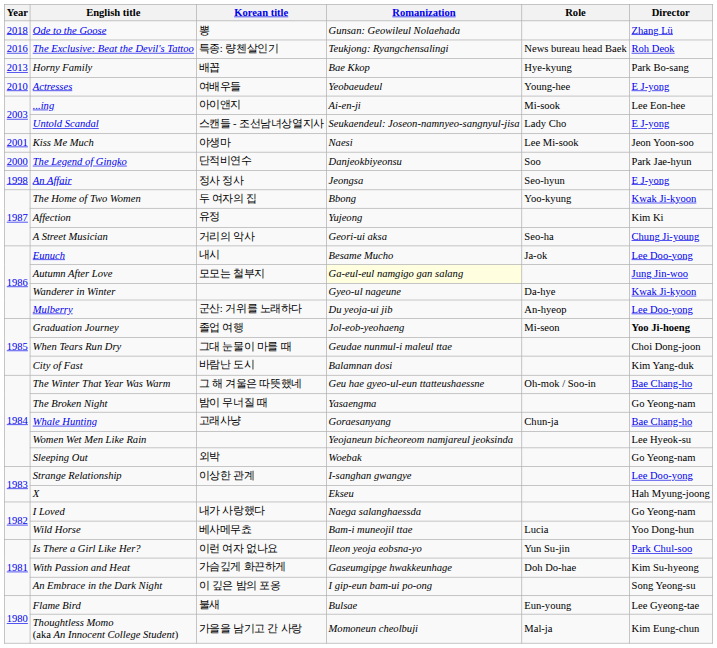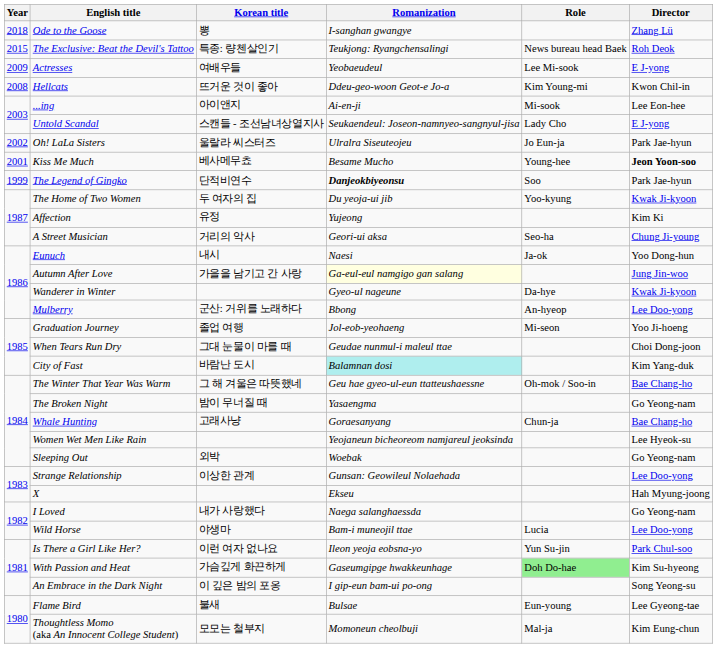(394, 30) Gunsan: Geowileul Nolaehada -> (370, 30) I-sanghan gwangye
(17, 49) 2016 -> (17, 49) 2015
- row: (63, 68)
(17, 86) 2010 -> (17, 68) 2009
(547, 86) Young-hee -> (551, 68) Lee Mi-sook
+ row: (50, 86)
+ row: (69, 142)
(215, 142) 야생마 -> (225, 161) 베사메무쵸
(341, 142) Naesi -> (361, 161) Besame Mucho
(551, 142) Lee Mi-sook -> (547, 161) Young-hee
(663, 142) normal -> (664, 161) bold
(17, 161) 2000 -> (17, 180) 1999
(365, 161) normal -> (366, 180) bold
- row: (52, 180)
(342, 199) Bbong -> (361, 199) Du yeoja-ui jib
(361, 255) Besame Mucho -> (341, 255) Naesi
(662, 255) Lee Doo-yong -> (663, 255) Yoo Dong-hun
(232, 273) 모모는 철부지 -> (250, 273) 가을을 남기고 간 사랑
(361, 309) Du yeoja-ui jib -> (342, 309) Bbong
(661, 328) bold -> (660, 328) normal
(360, 365) no background -> (360, 365) paleturquoise background
(370, 476) I-sanghan gwangye -> (394, 476) Gunsan: Geowileul Nolaehada
(225, 529) 베사메무쵸 -> (215, 529) 야생마
(663, 530) Yoo Dong-hun -> (662, 530) Lee Doo-yong
(550, 567) no background -> (550, 567) lightgreen background
(250, 628) 가을을 남기고 간 사랑 -> (232, 628) 모모는 철부지
